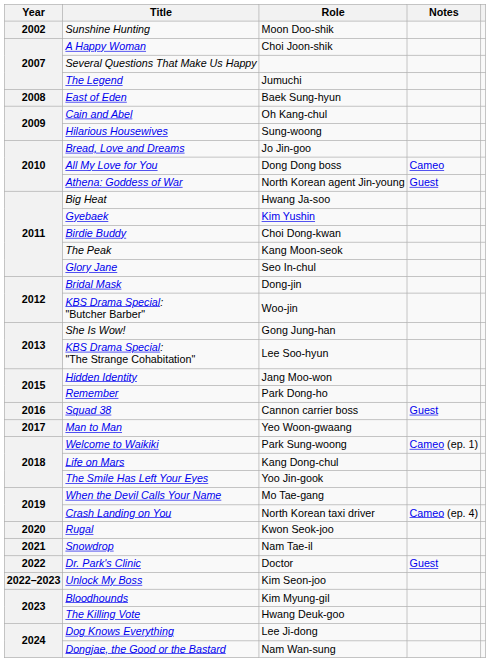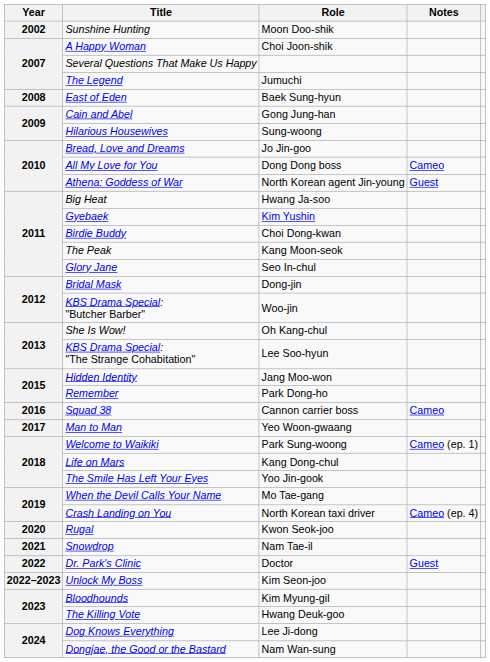(294, 115) Oh Kang-chul -> (299, 115) Gong Jung-han
(299, 331) Gong Jung-han -> (294, 331) Oh Kang-chul
(424, 411) Guest -> (427, 411) Cameo
